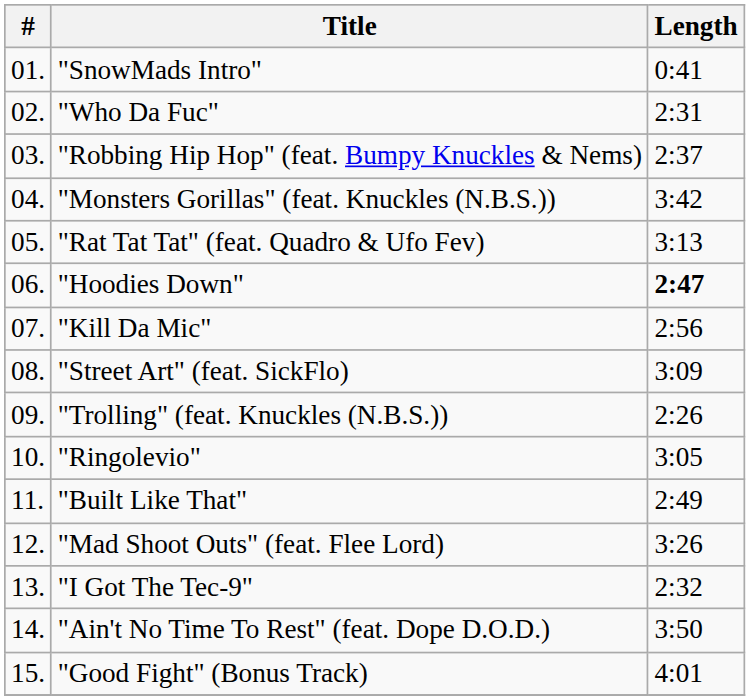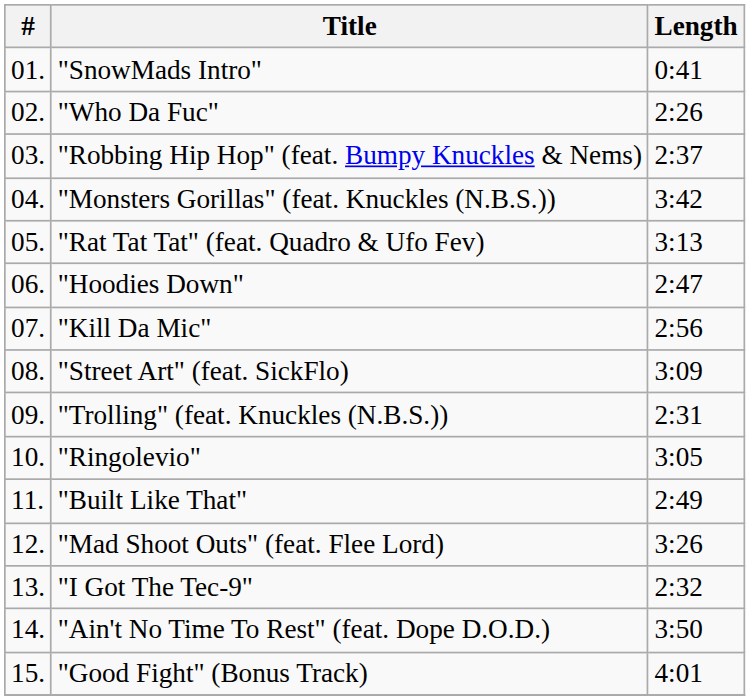(679, 112) 2:31 -> (679, 112) 2:26
(679, 284) bold -> (679, 284) normal
(679, 414) 2:26 -> (679, 414) 2:31
